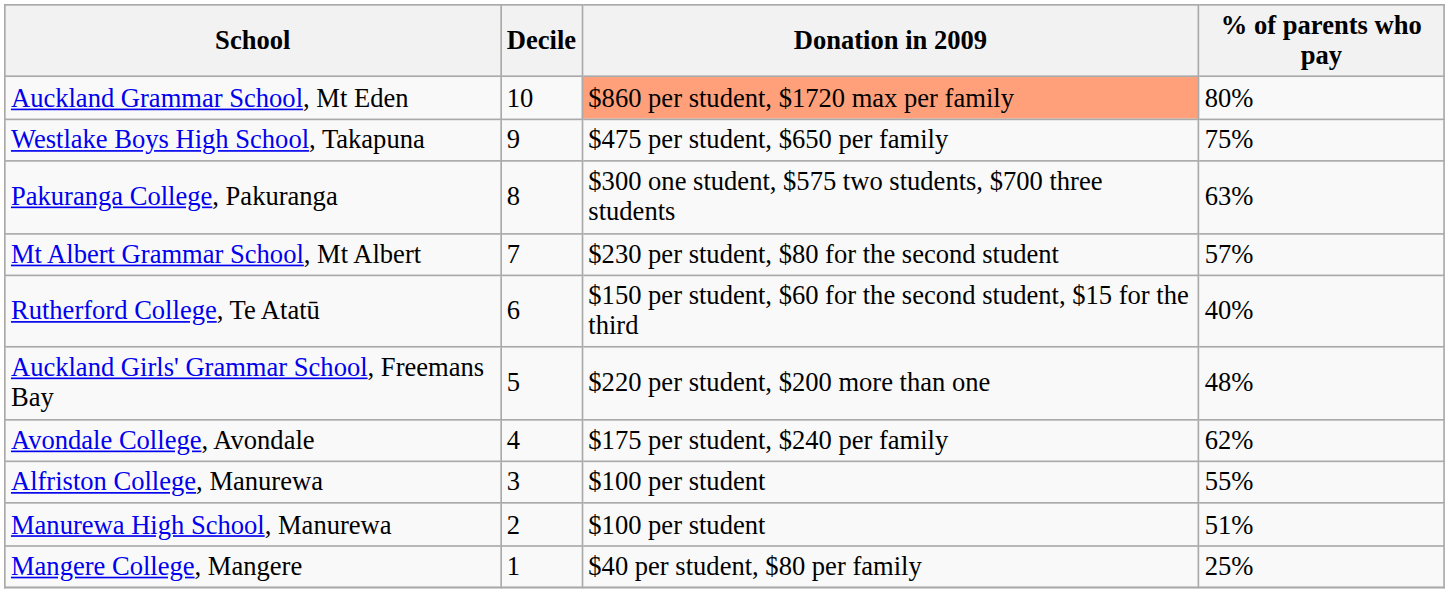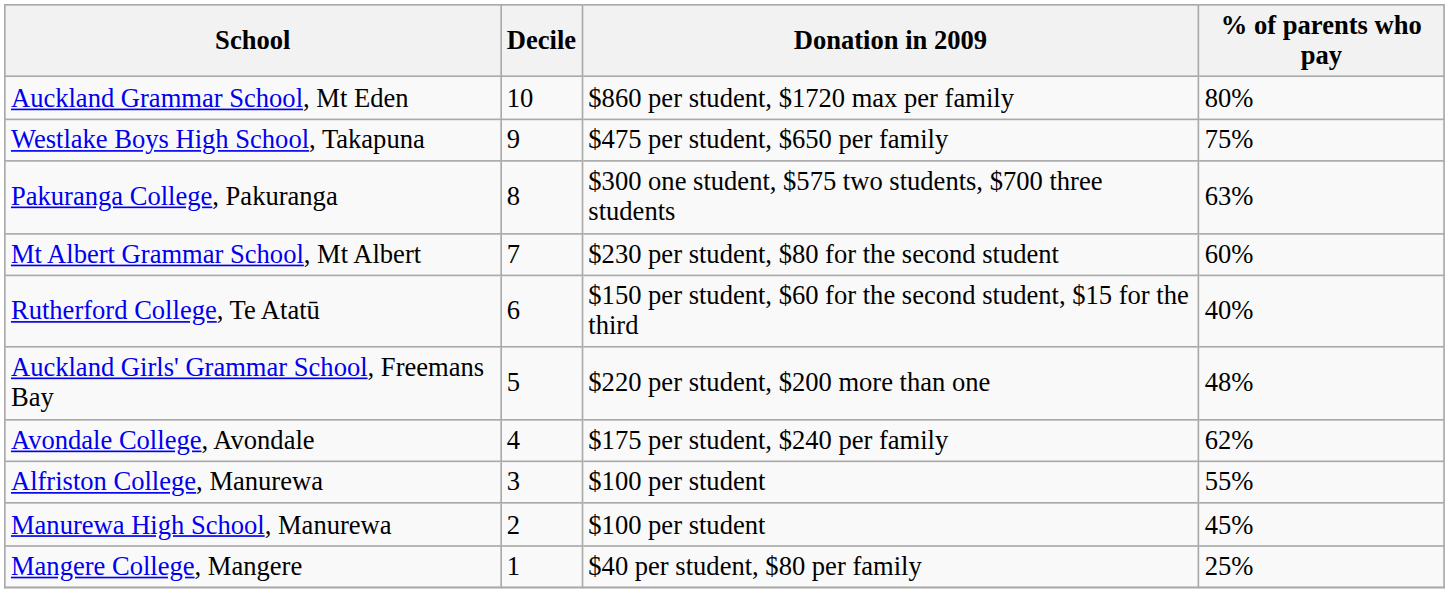(801, 97) lightsalmon background -> (801, 97) no background
(1229, 253) 57% -> (1229, 253) 60%
(1229, 524) 51% -> (1229, 524) 45%
